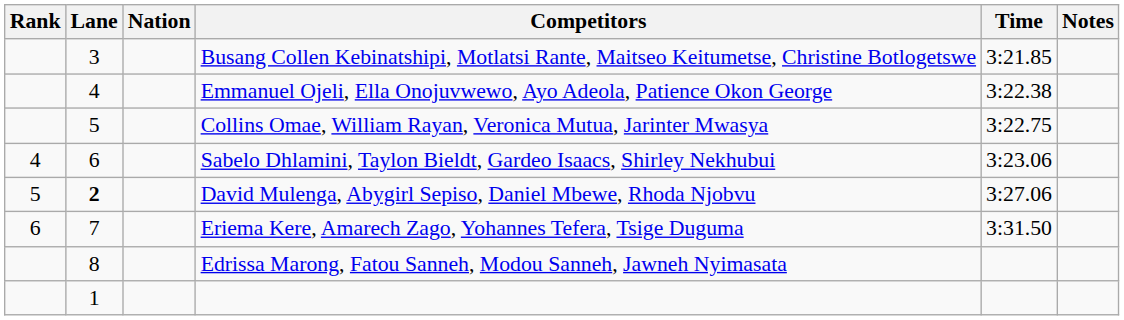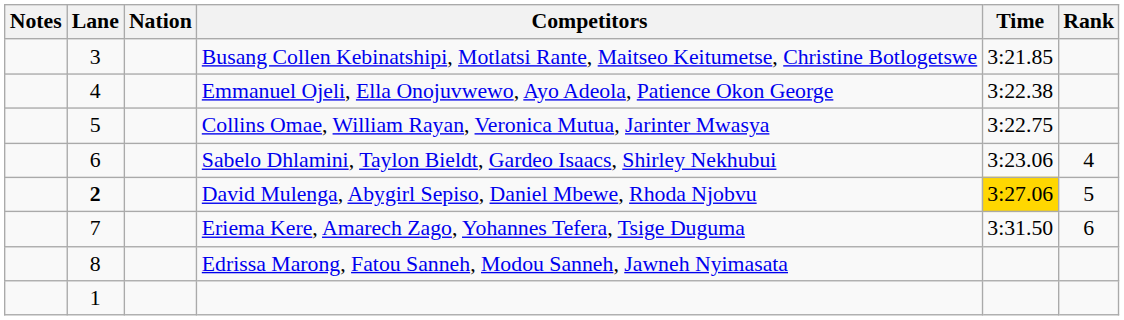columns swapped: (35, 21) <-> (1088, 21)
(1019, 194) no background -> (1020, 194) gold background
